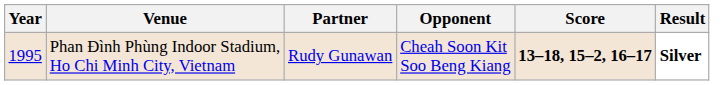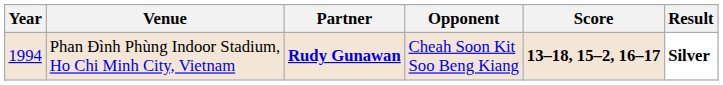(25, 56) 1995 -> (25, 56) 1994
(340, 56) normal -> (344, 56) bold
